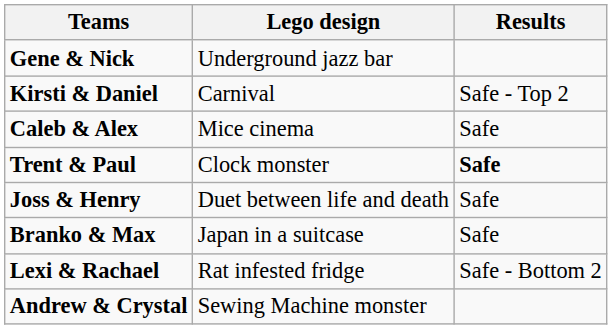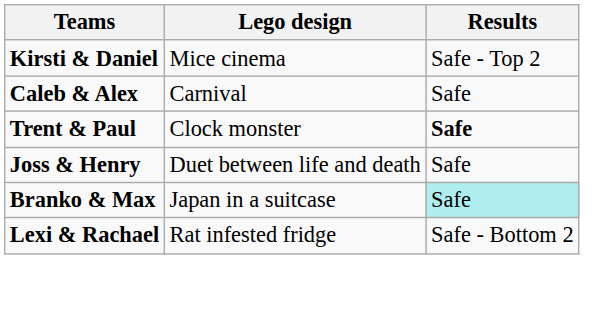- row: (72, 57)
(236, 93) Carnival -> (228, 57) Mice cinema
(256, 128) Mice cinema -> (208, 93) Carnival
(479, 235) no background -> (451, 199) paleturquoise background
- row: (99, 306)
